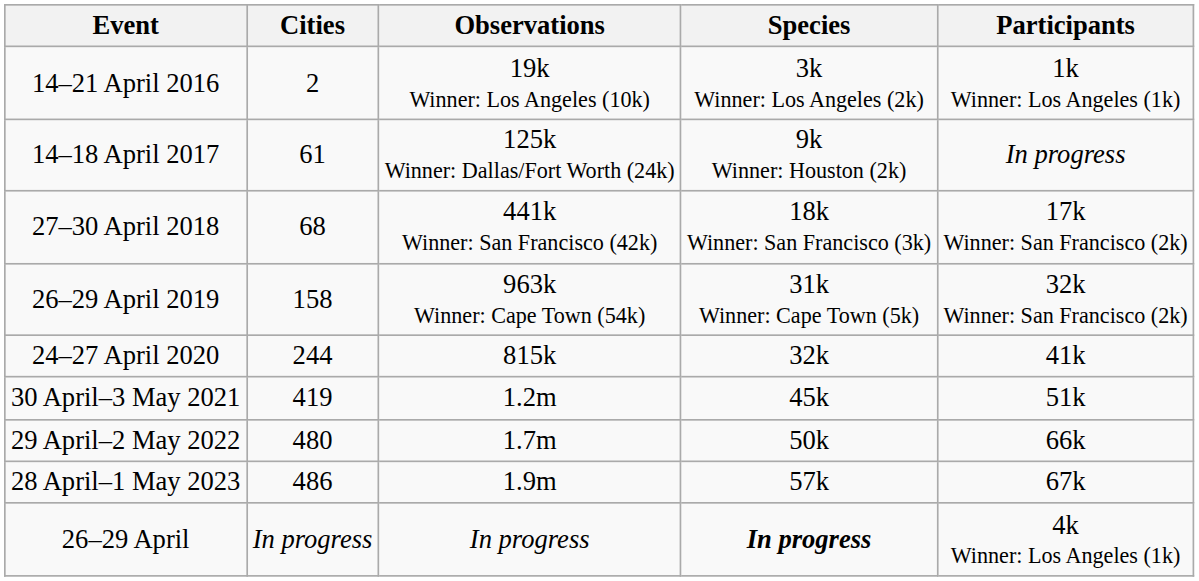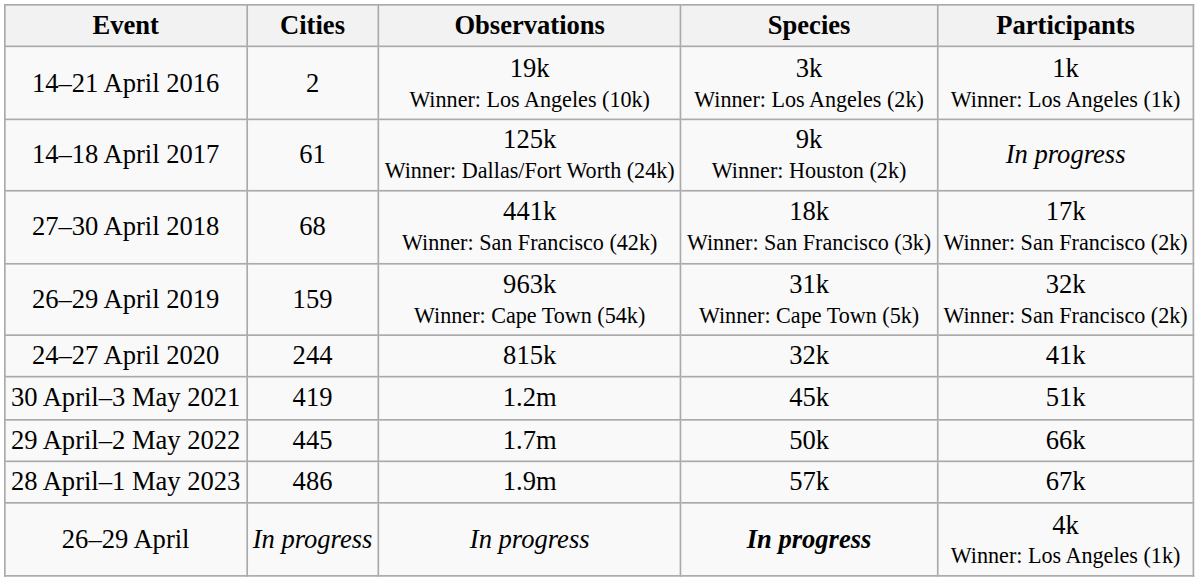(313, 298) 158 -> (313, 298) 159
(313, 439) 480 -> (313, 439) 445
